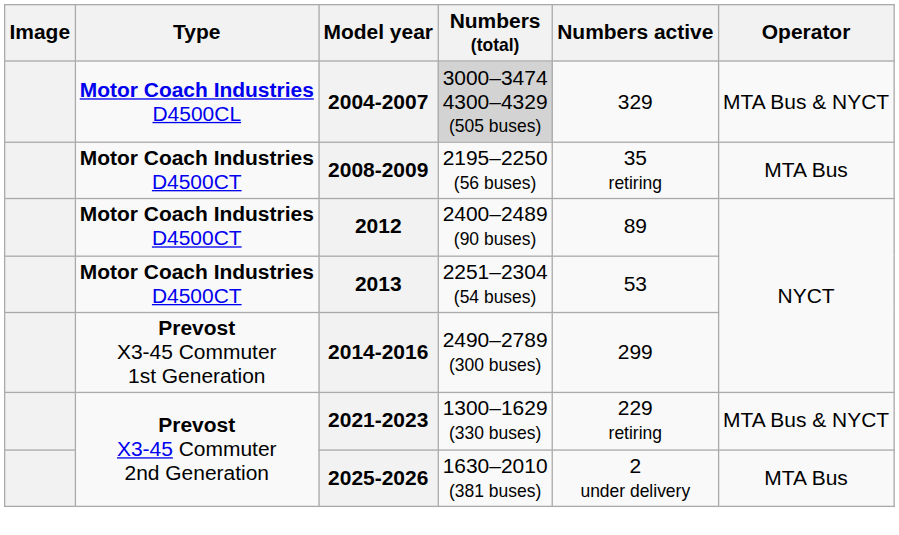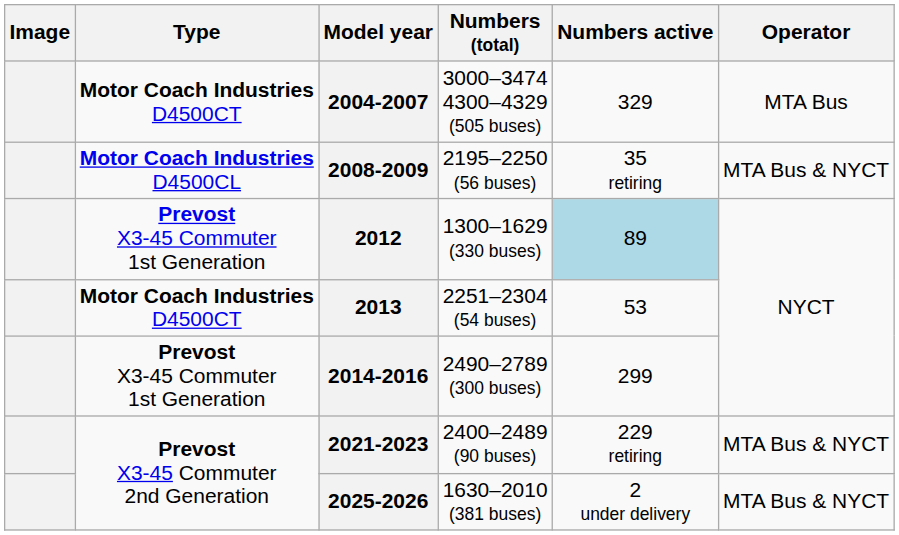(197, 101) Motor Coach Industries D4500CL -> (197, 101) Motor Coach Industries D4500CT
(495, 101) lightgrey background -> (495, 101) no background
(806, 101) MTA Bus & NYCT -> (806, 101) MTA Bus
(197, 170) Motor Coach Industries D4500CT -> (197, 170) Motor Coach Industries D4500CL
(806, 170) MTA Bus -> (806, 170) MTA Bus & NYCT
(197, 226) Motor Coach Industries D4500CT -> (197, 238) Prevost X3-45 Commuter 1st Generation
(495, 226) 2400–2489 (90 buses) -> (495, 238) 1300–1629 (330 buses)
(635, 226) no background -> (635, 238) lightblue background
(495, 420) 1300–1629 (330 buses) -> (495, 444) 2400–2489 (90 buses)
(806, 477) MTA Bus -> (806, 501) MTA Bus & NYCT
